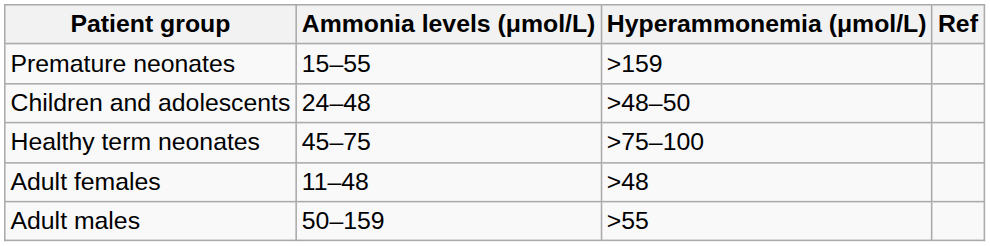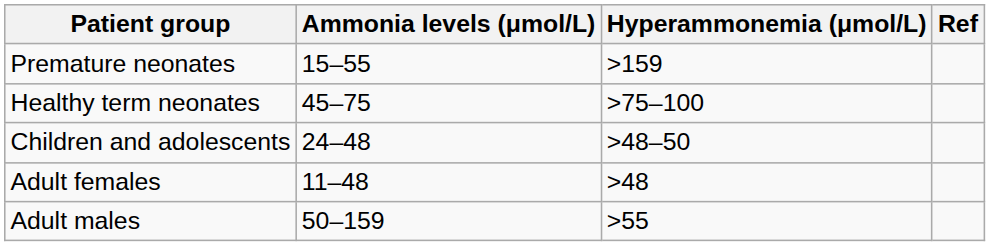rows swapped: (135, 142) <-> (150, 102)
